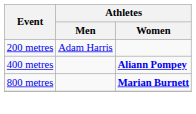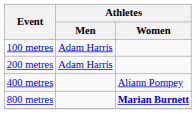+ row: (30, 48)
(152, 65) bold -> (150, 82) normal
